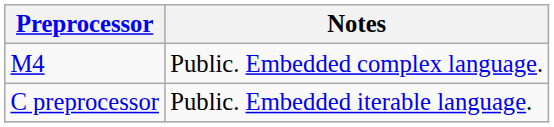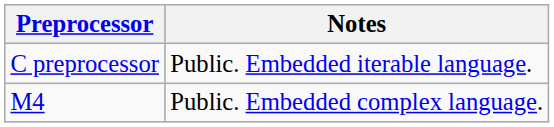rows swapped: (85, 102) <-> (28, 63)
